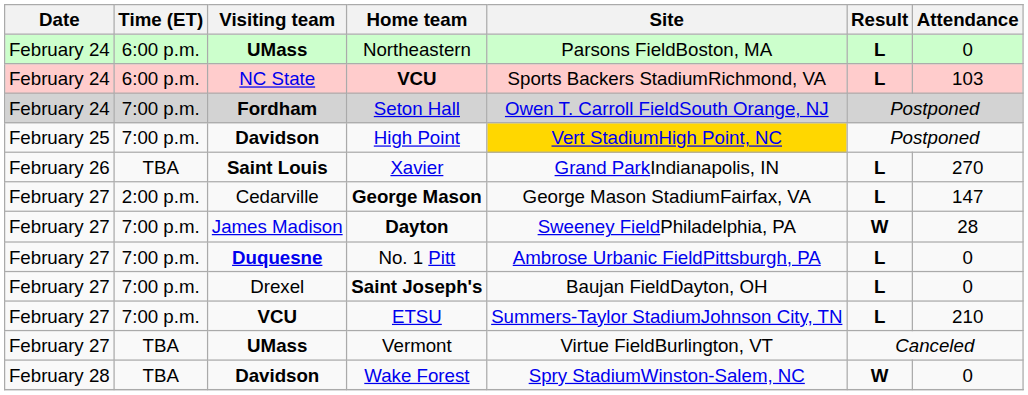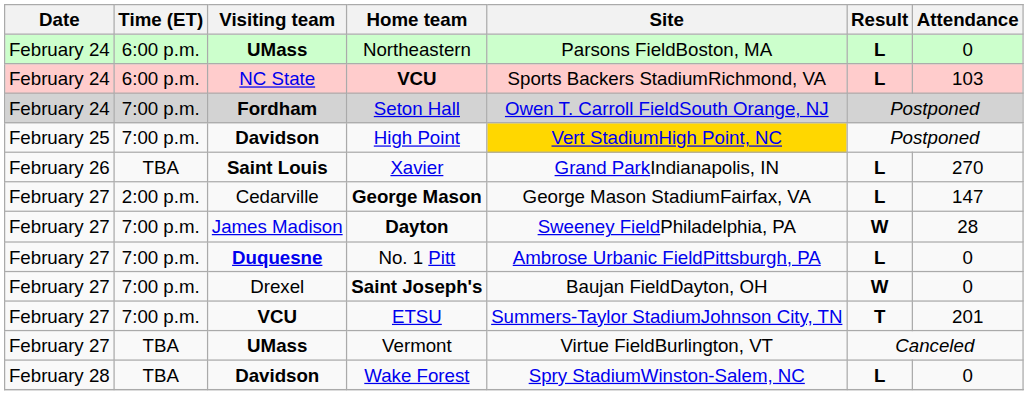(880, 286) L -> (880, 286) W
(880, 316) L -> (880, 316) T
(968, 316) 210 -> (968, 316) 201
(880, 375) W -> (880, 375) L
